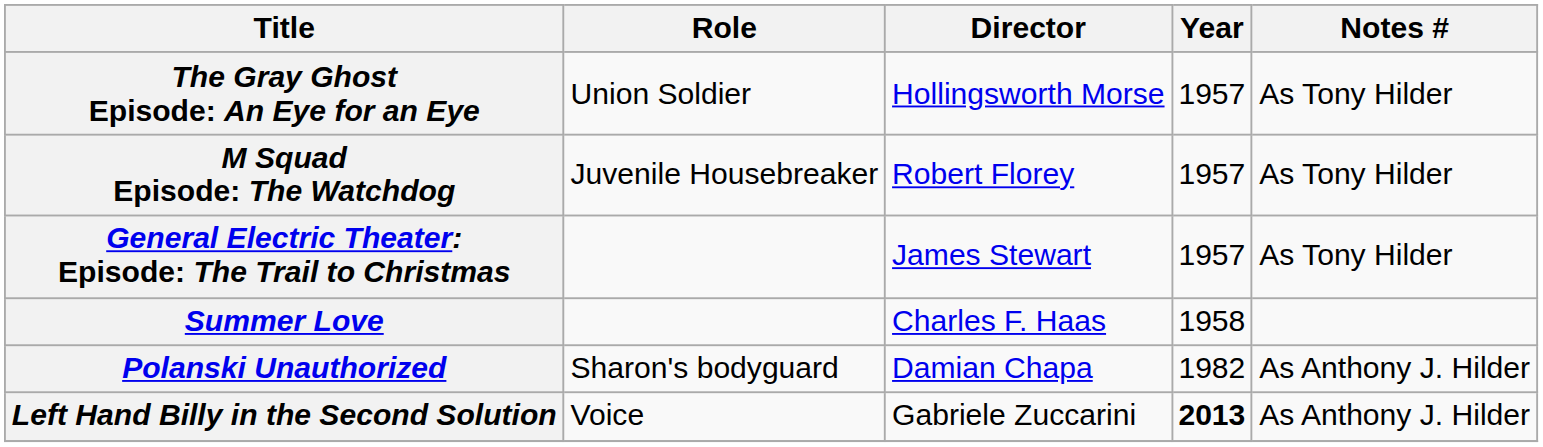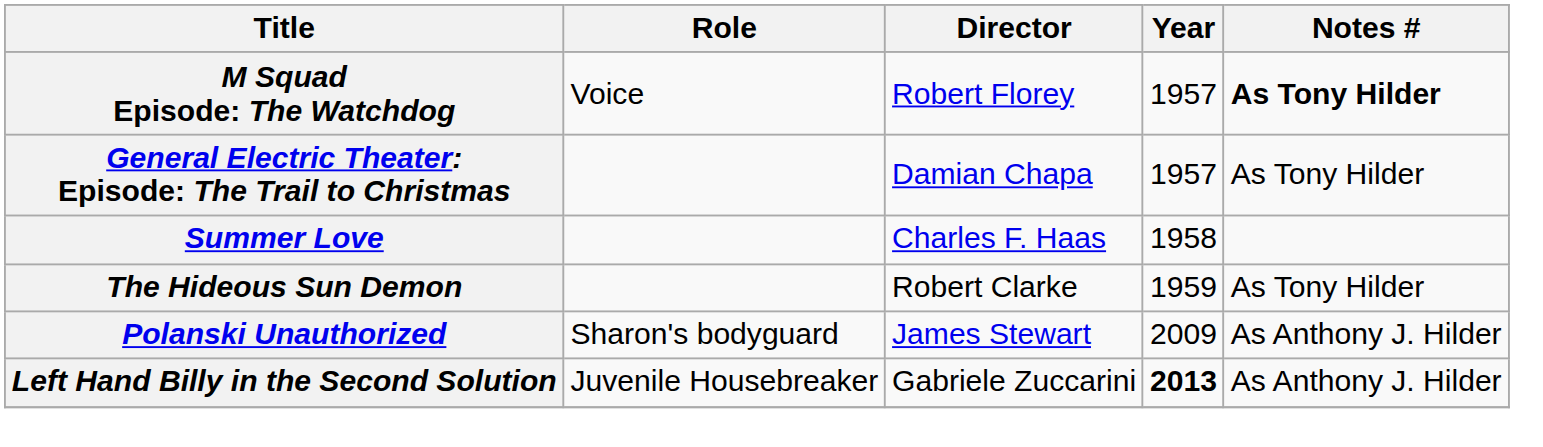- row: (284, 92)
(724, 174) Juvenile Housebreaker -> (607, 92) Voice
(1356, 174) normal -> (1336, 92) bold
(992, 256) James Stewart -> (992, 174) Damian Chapa
+ row: (284, 286)
(992, 368) Damian Chapa -> (992, 334) James Stewart
(1212, 368) 1982 -> (1183, 334) 2009
(607, 416) Voice -> (724, 382) Juvenile Housebreaker
